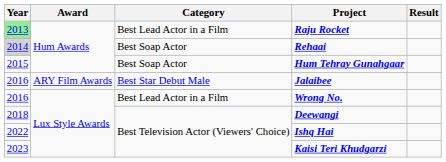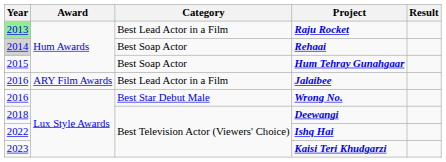(163, 81) Best Star Debut Male -> (173, 81) Best Lead Actor in a Film
(173, 98) Best Lead Actor in a Film -> (163, 98) Best Star Debut Male
